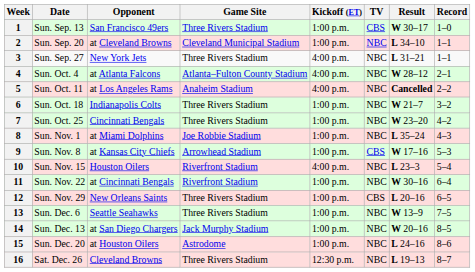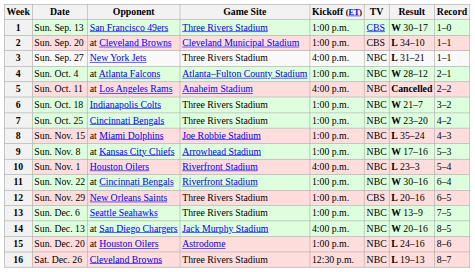(377, 43) NBC -> (376, 43) CBS
(330, 74) 4:00 p.m. -> (330, 74) 1:00 p.m.
(57, 136) Sun. Nov. 1 -> (60, 136) Sun. Nov. 15
(376, 151) CBS -> (377, 151) NBC
(60, 167) Sun. Nov. 15 -> (57, 167) Sun. Nov. 1
(330, 228) 1:00 p.m. -> (330, 228) 4:00 p.m.
